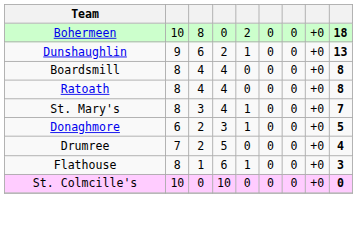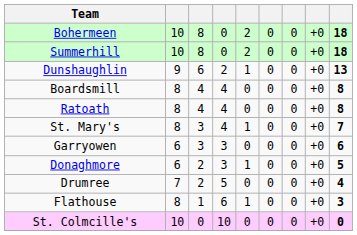+ row: (85, 52)
+ row: (85, 146)
